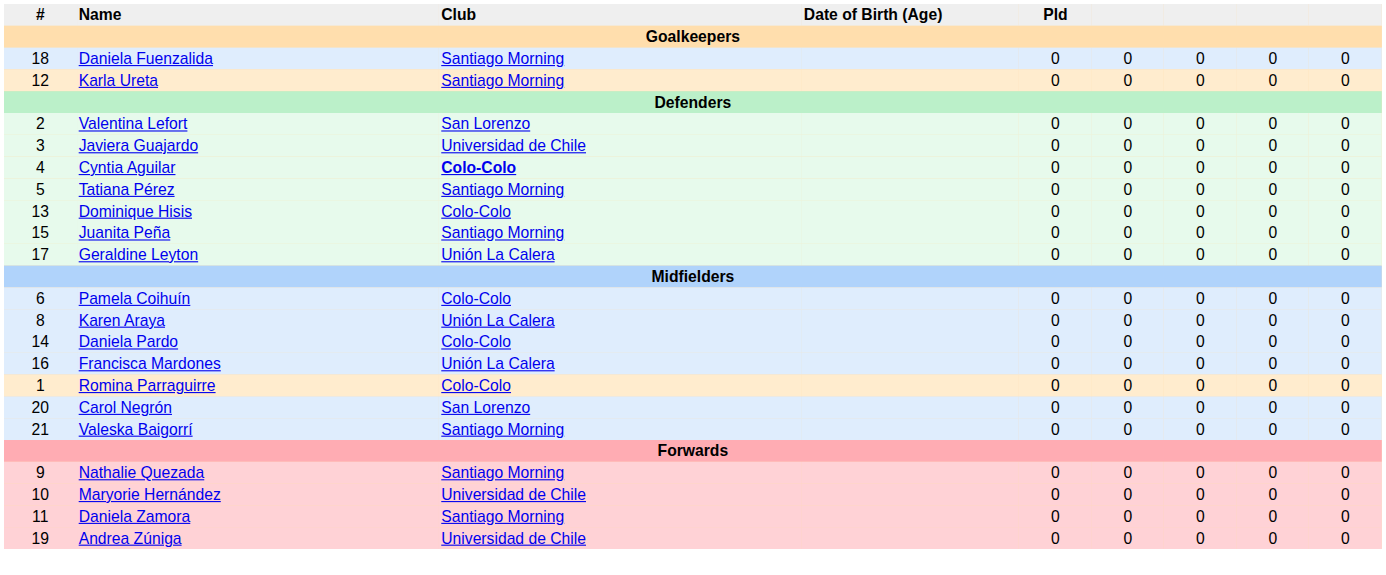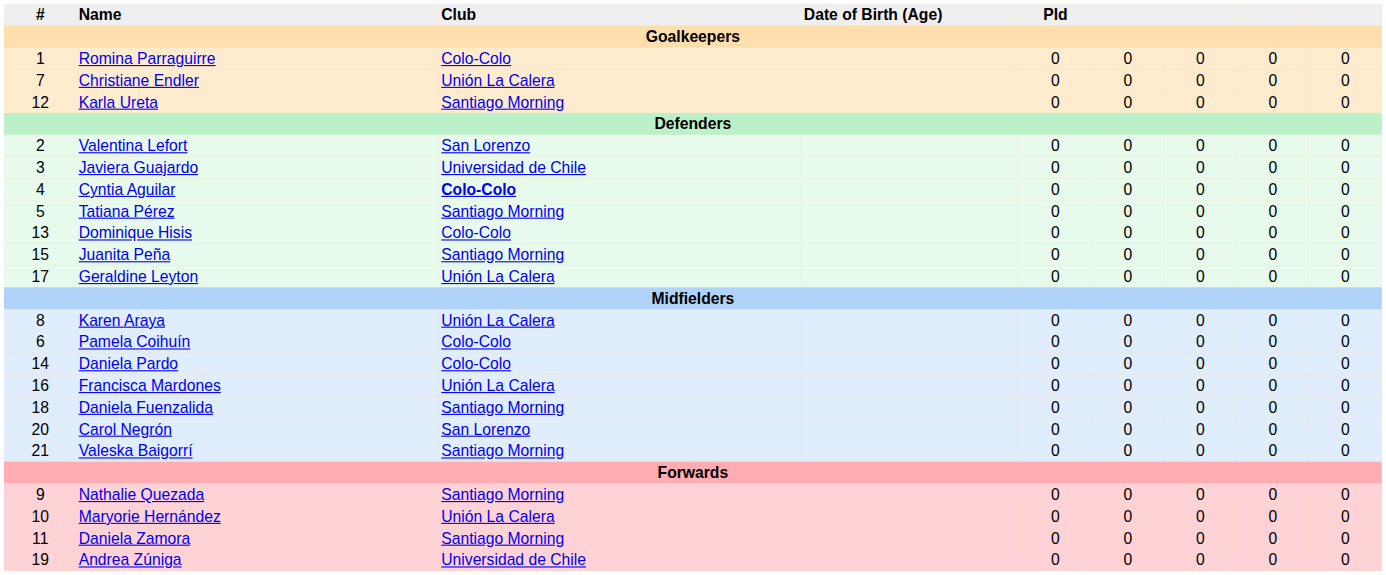rows swapped: (147, 386) <-> (146, 59)
+ row: (139, 80)
rows swapped: (134, 298) <-> (122, 320)
(514, 494) Universidad de Chile -> (498, 516) Unión La Calera
